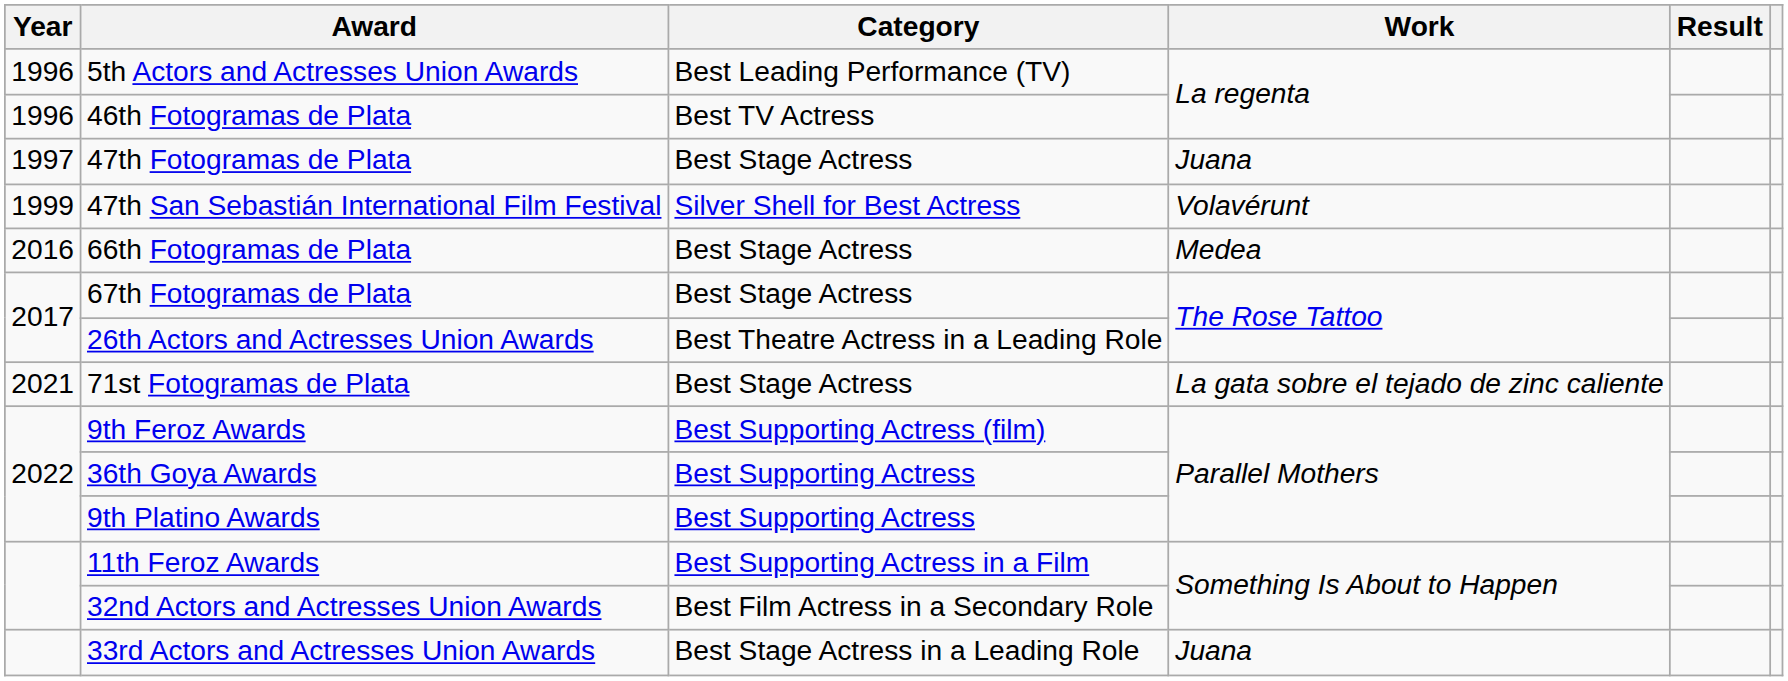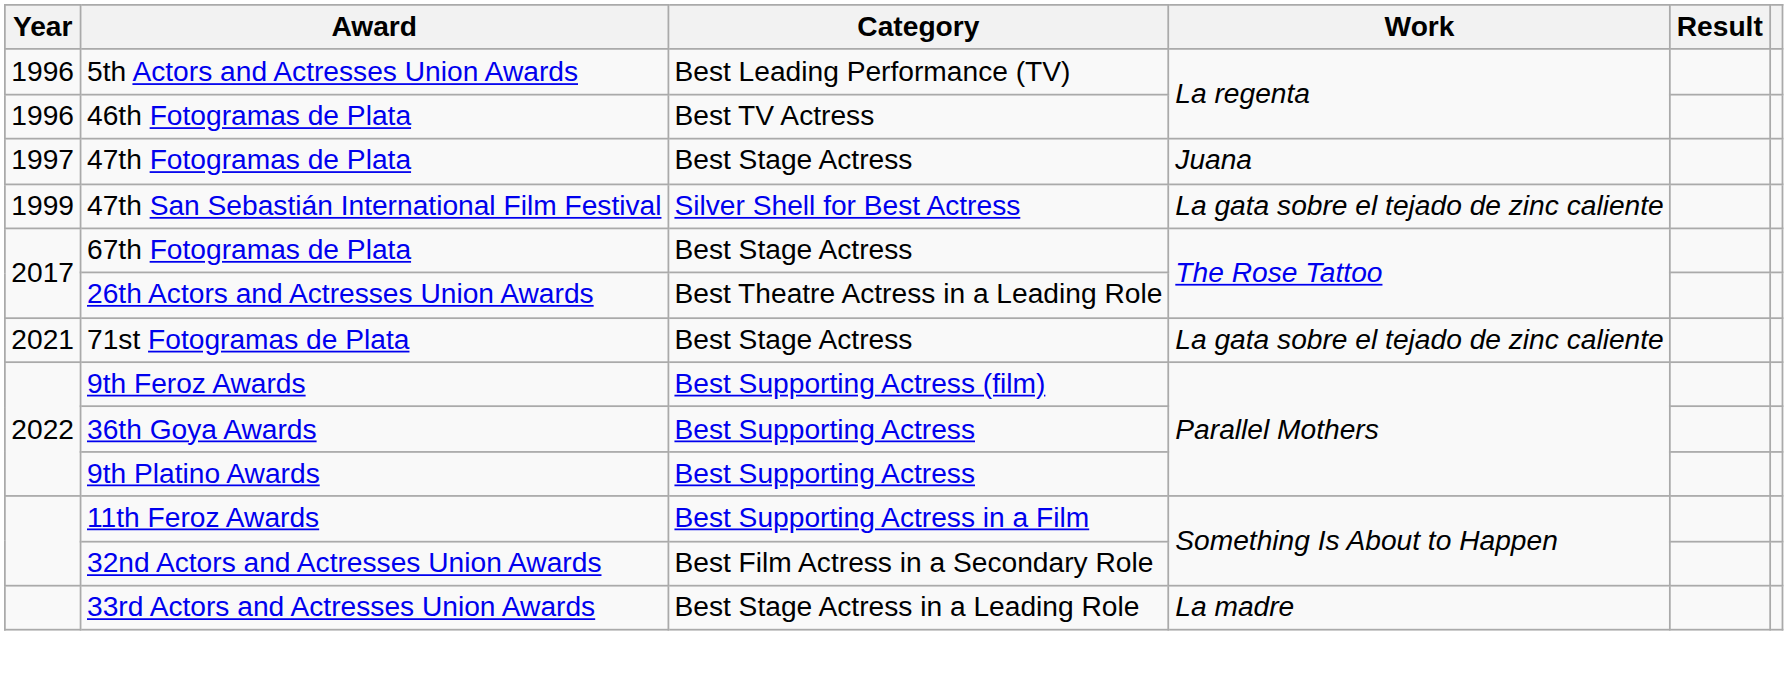(1242, 205) Volavérunt -> (1420, 205) La gata sobre el tejado de zinc caliente
- row: (249, 250)
(1214, 652) Juana -> (1235, 607) La madre
